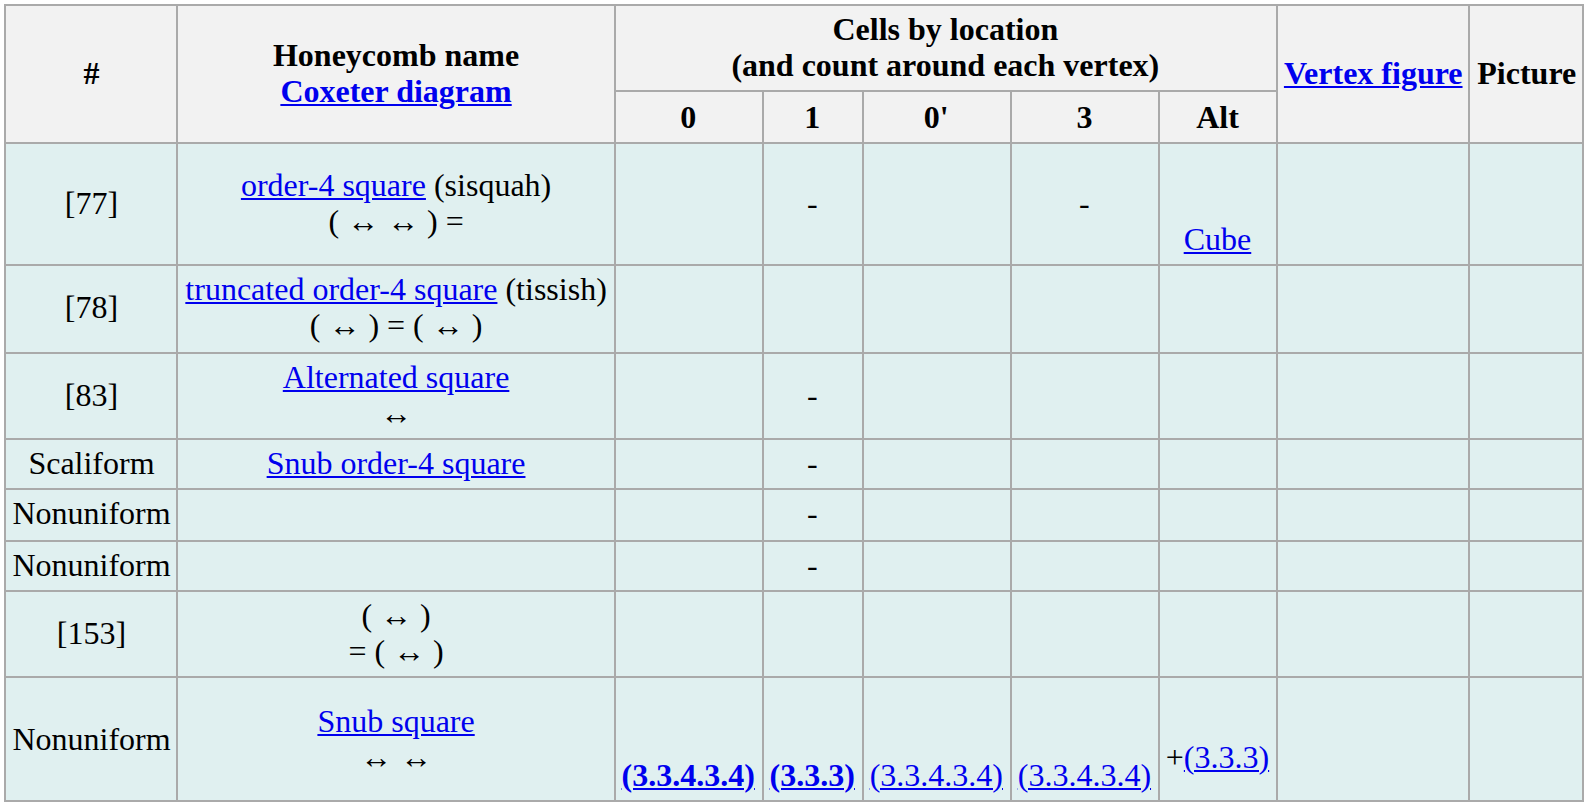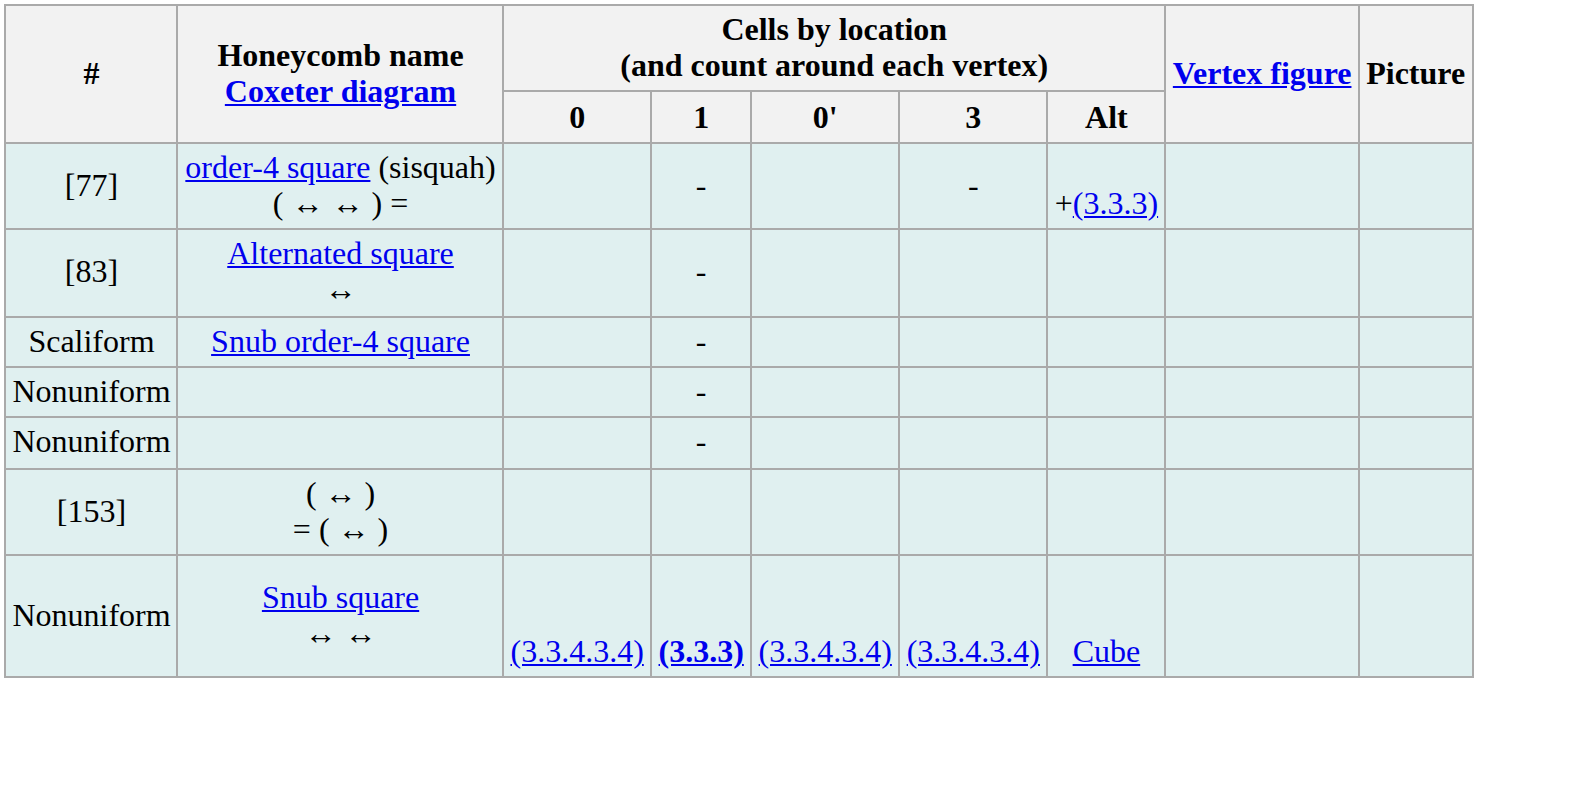(1217, 239) Cube -> (1106, 203) +(3.3.3)
- row: (91, 308)
(688, 774) bold -> (577, 651) normal
(1217, 756) +(3.3.3) -> (1106, 651) Cube
